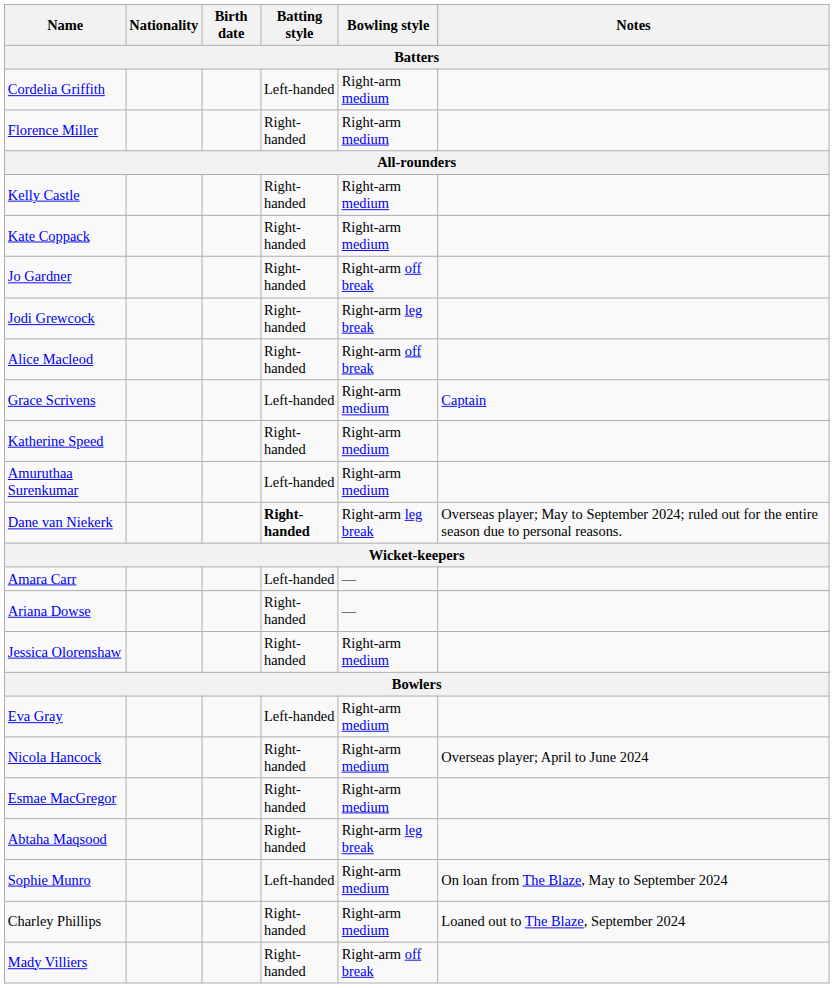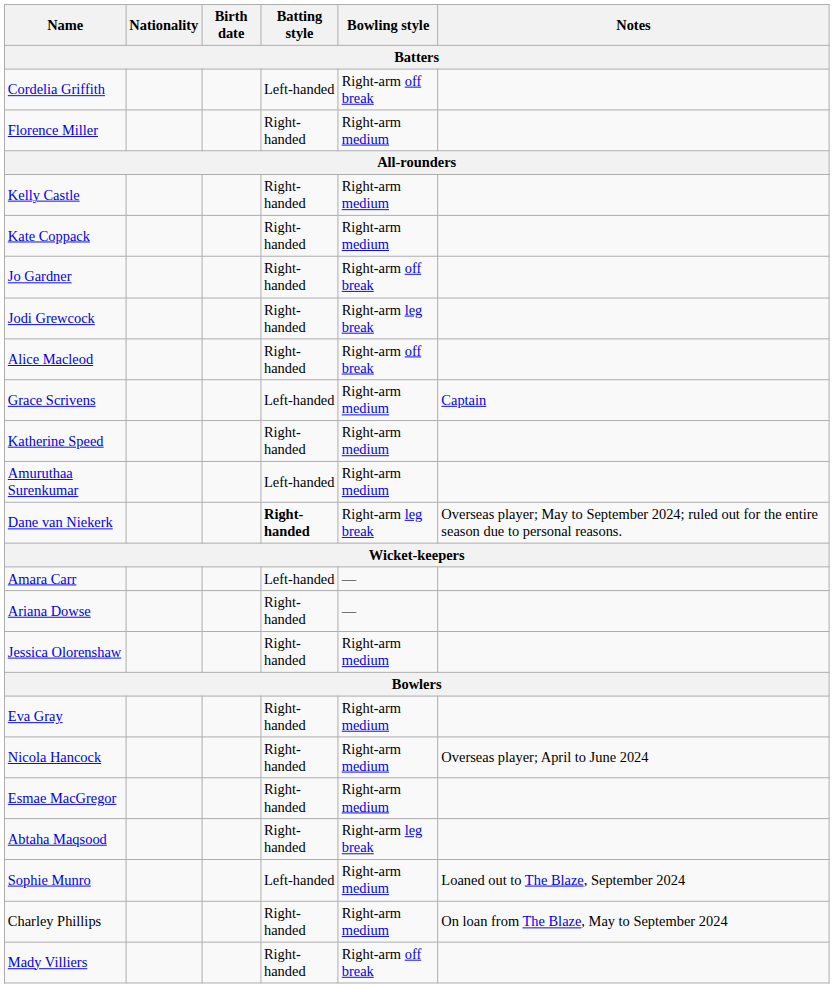(371, 89) Right-arm medium -> (381, 89) Right-arm off break
(299, 716) Left-handed -> (285, 716) Right-handed
(584, 880) On loan from The Blaze, May to September 2024 -> (563, 880) Loaned out to The Blaze, September 2024
(563, 921) Loaned out to The Blaze, September 2024 -> (584, 921) On loan from The Blaze, May to September 2024
